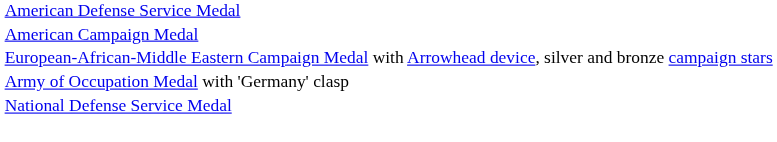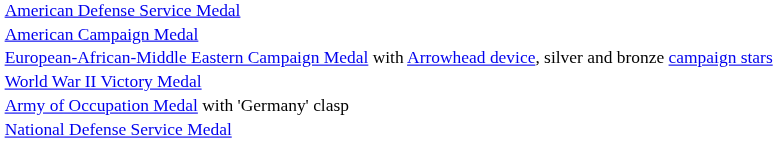+ row: (103, 81)
